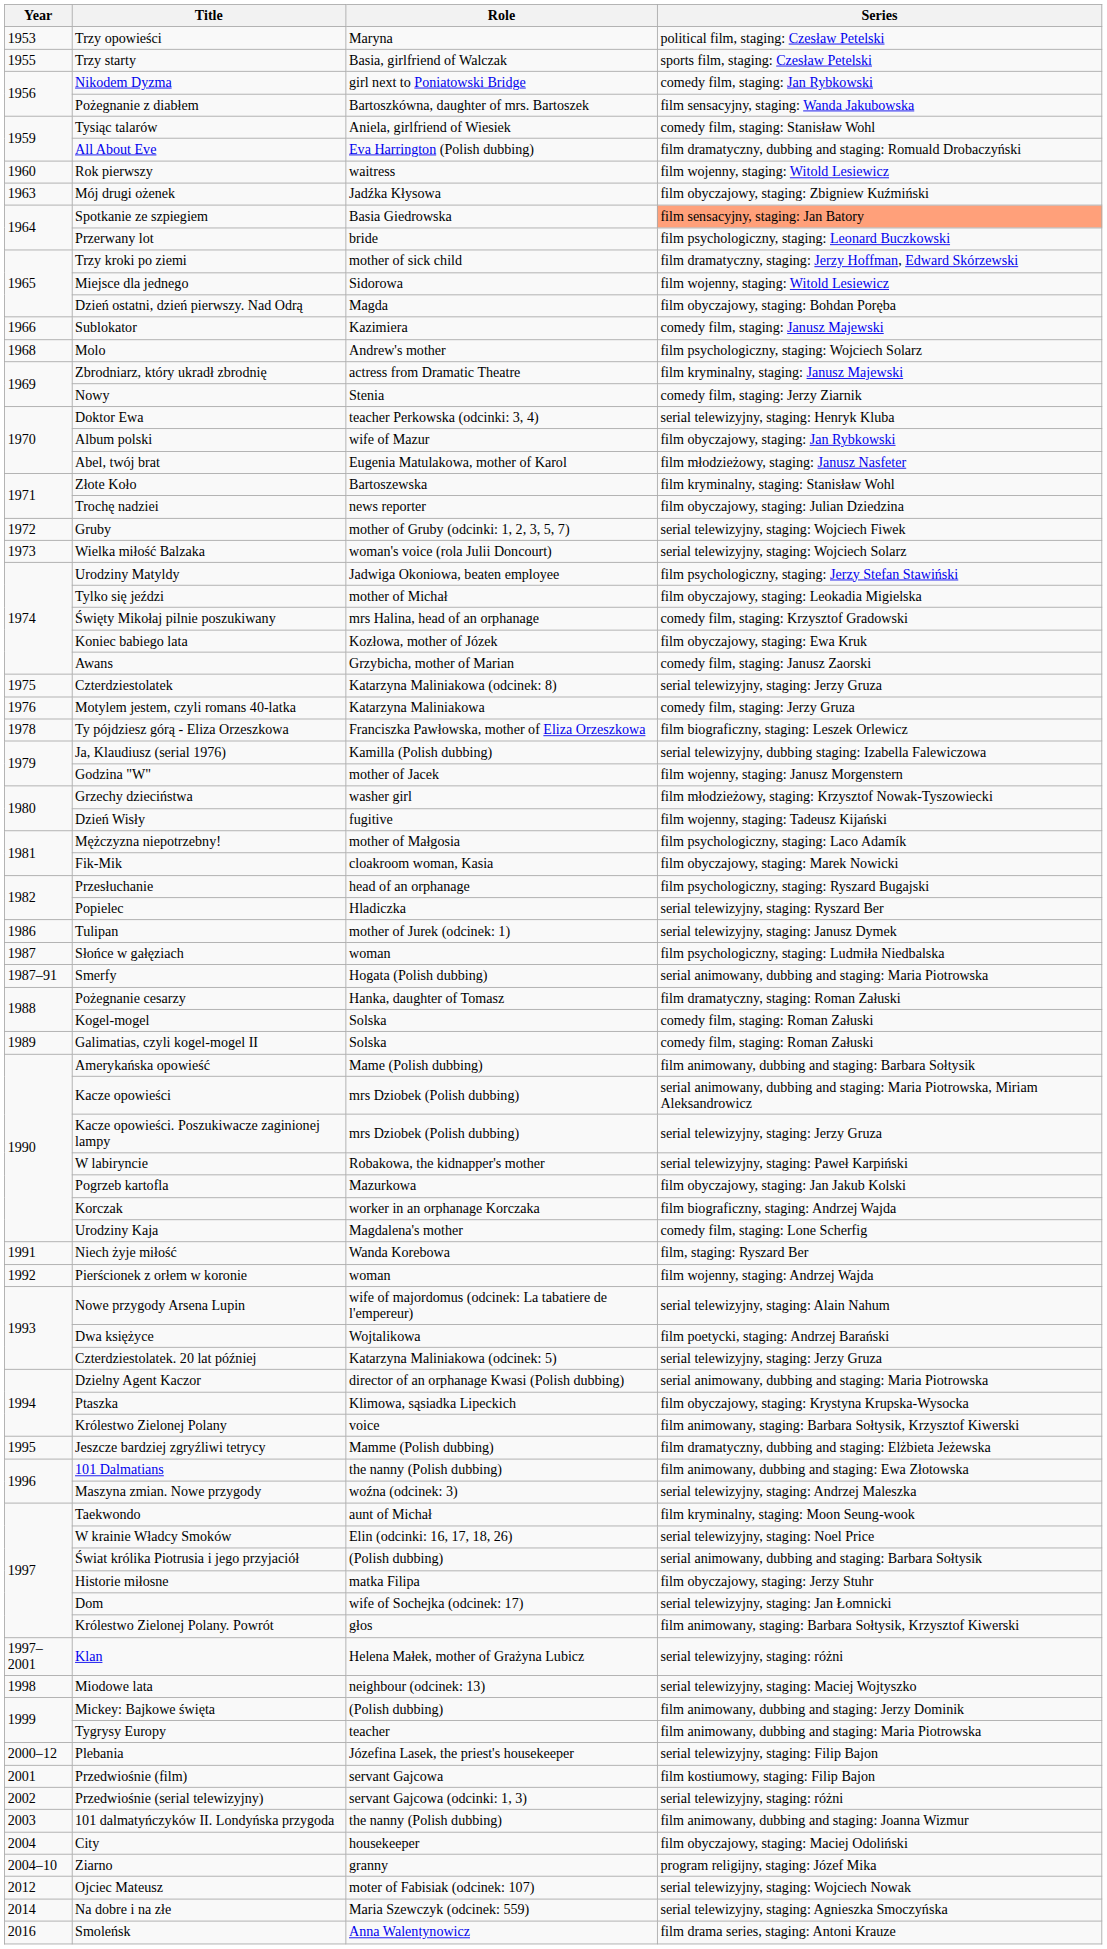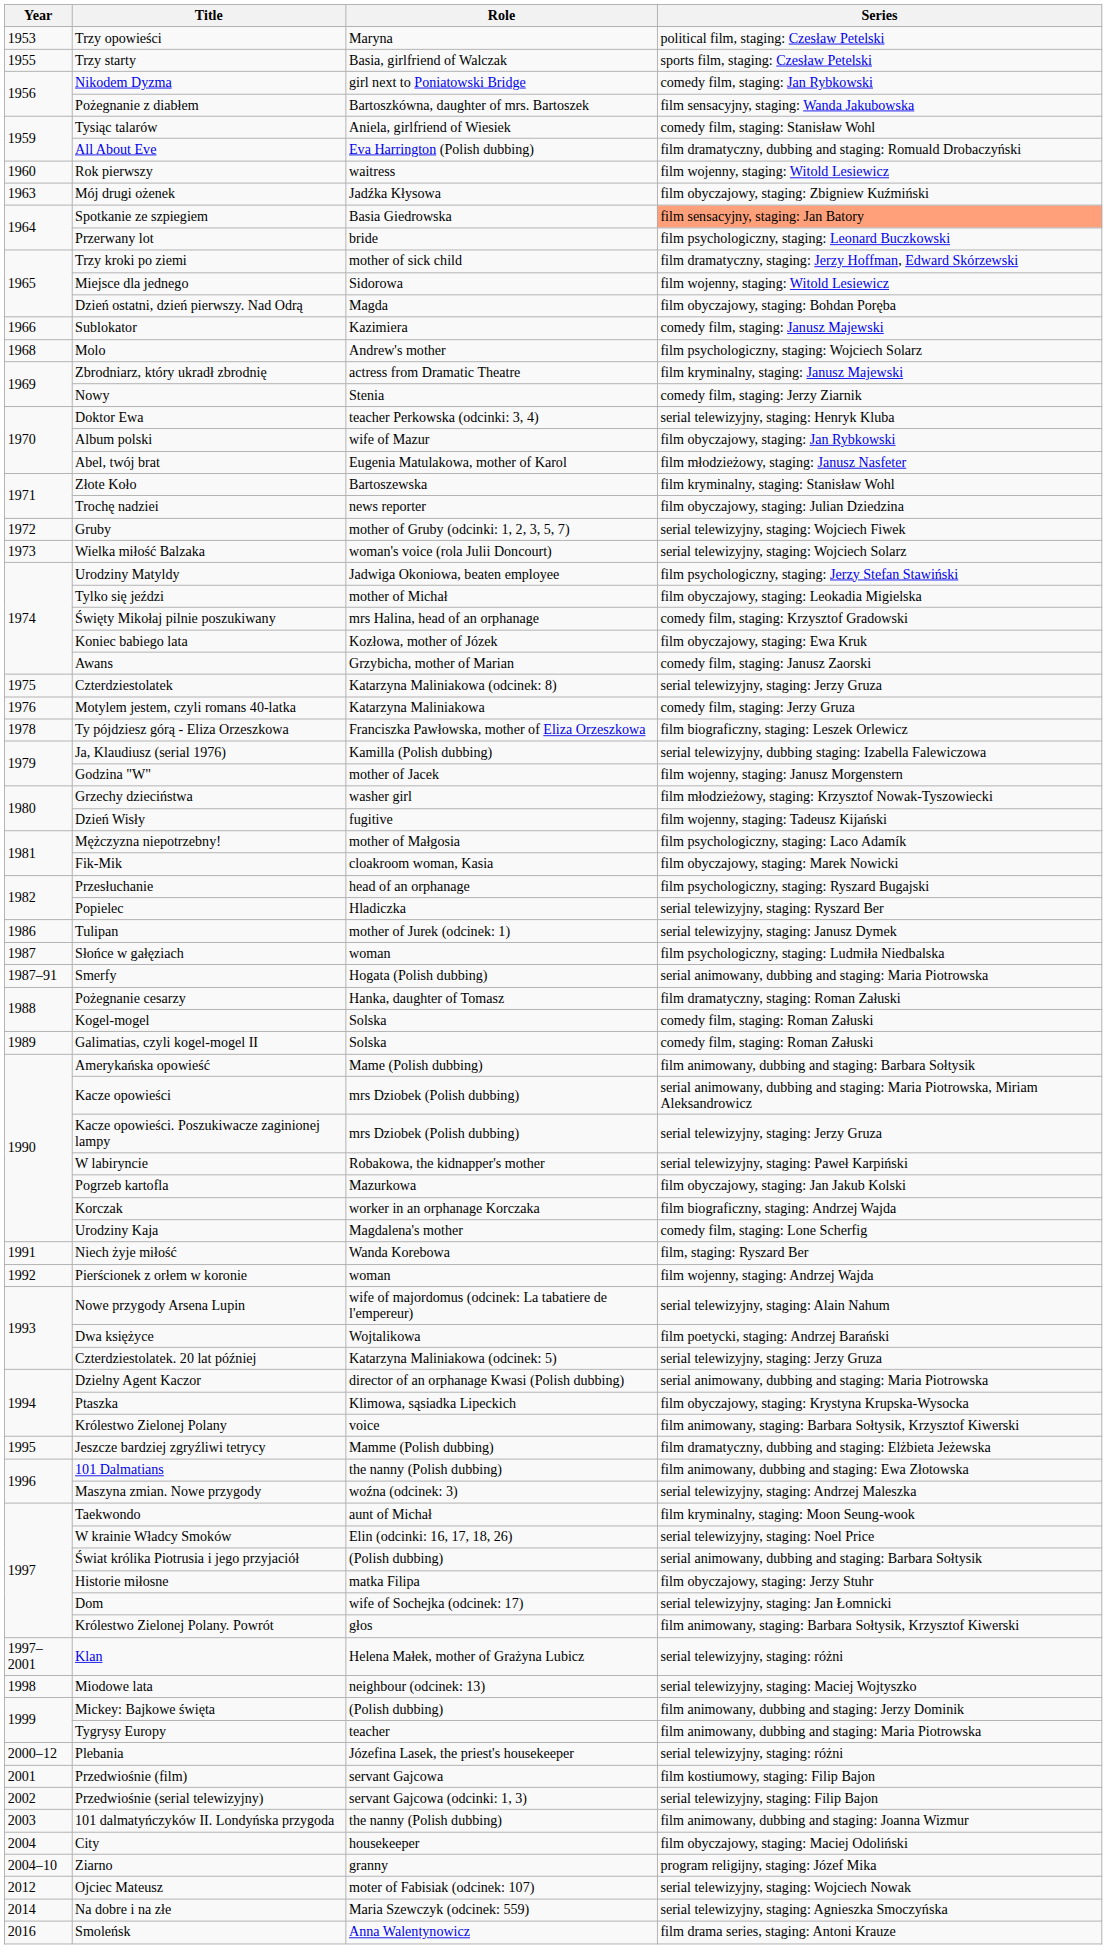(769, 1753) serial telewizyjny, staging: Filip Bajon -> (752, 1753) serial telewizyjny, staging: różni
(752, 1798) serial telewizyjny, staging: różni -> (769, 1798) serial telewizyjny, staging: Filip Bajon
